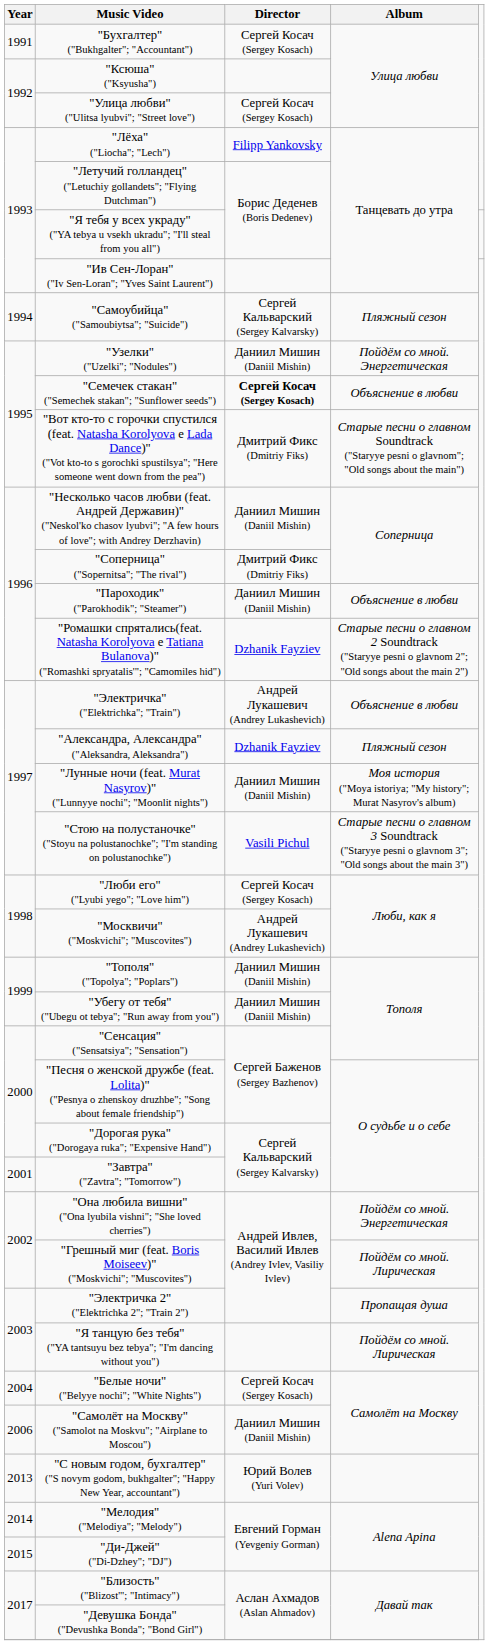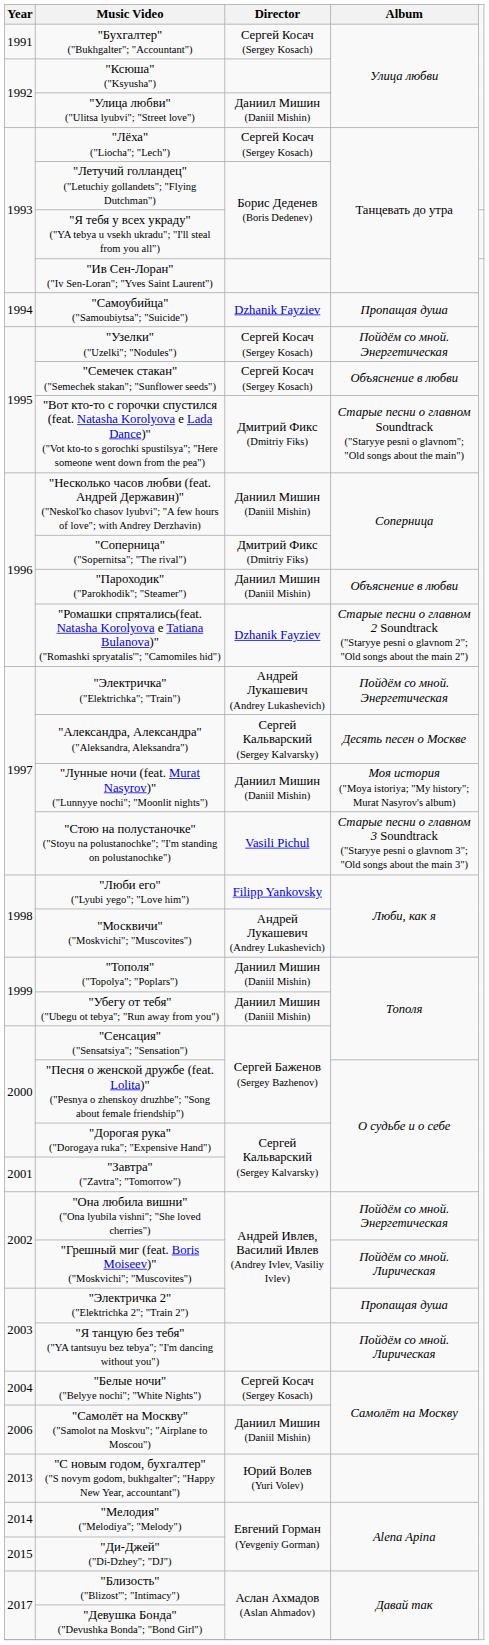(277, 110) Сергей Косач (Sergey Kosach) -> (277, 110) Даниил Мишин (Daniil Mishin)
(277, 144) Filipp Yankovsky -> (277, 144) Сергей Косач (Sergey Kosach)
(277, 317) Сергей Кальварский (Sergey Kalvarsky) -> (277, 309) Dzhanik Fayziev
(404, 317) Пляжный сезон -> (404, 309) Пропащая душа
(277, 358) Даниил Мишин (Daniil Mishin) -> (277, 344) Сергей Косач (Sergey Kosach)
(277, 392) bold -> (277, 378) normal
(404, 704) Объяснение в любви -> (404, 690) Пойдём со мной. Энергетическая
(277, 746) Dzhanik Fayziev -> (277, 739) Сергей Кальварский (Sergey Kalvarsky)
(404, 746) Пляжный сезон -> (404, 739) Десять песен о Москве
(277, 891) Сергей Косач (Sergey Kosach) -> (277, 891) Filipp Yankovsky
